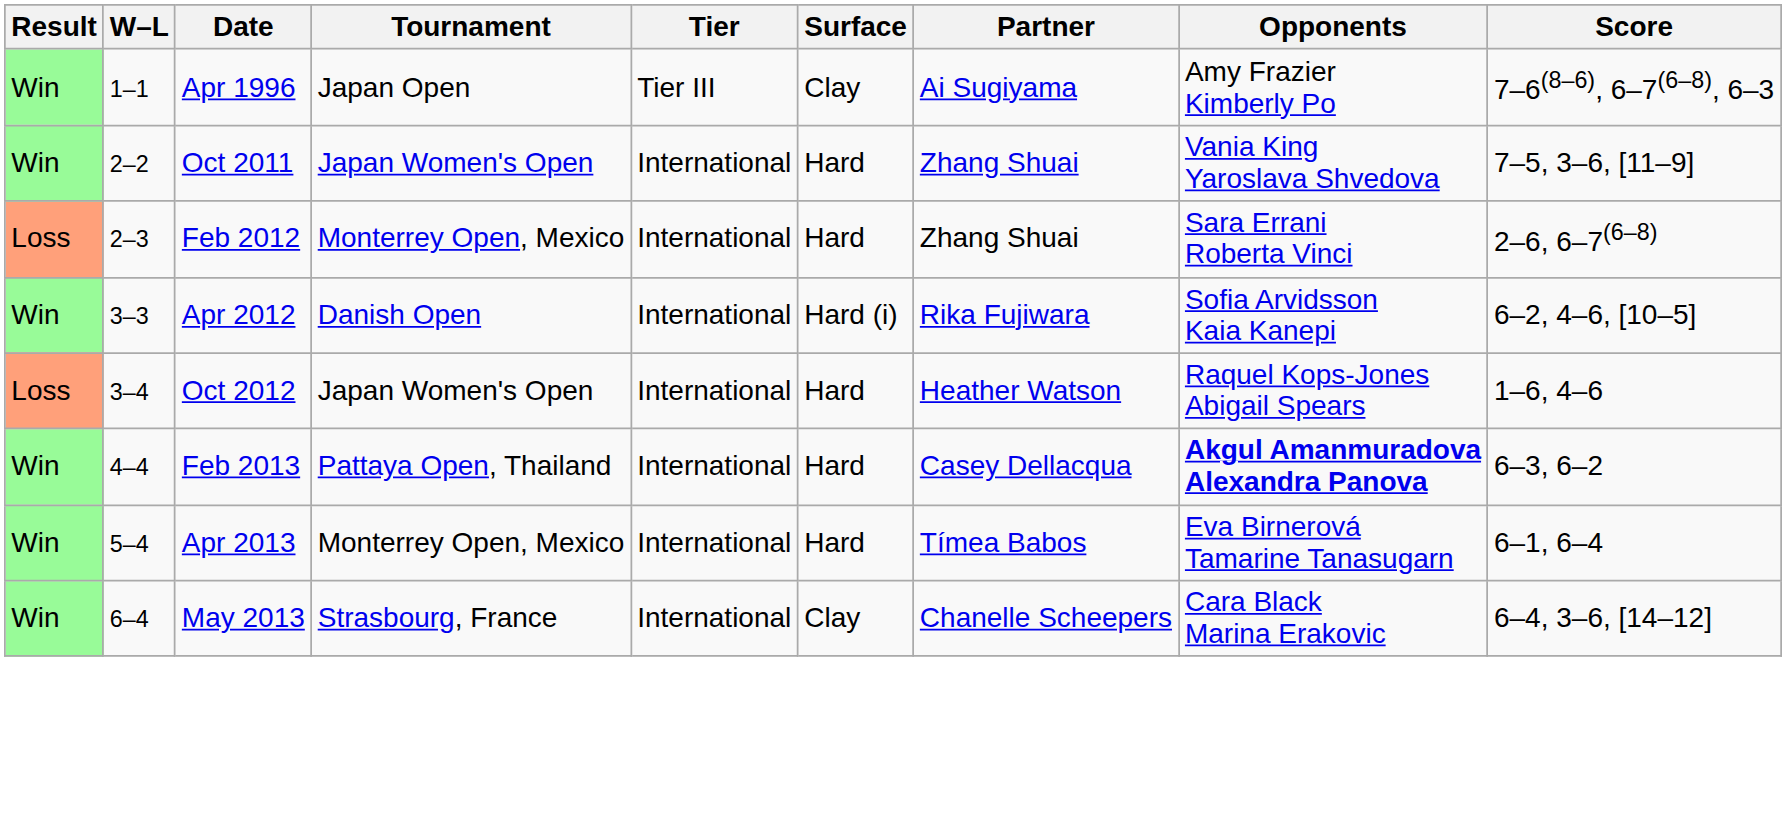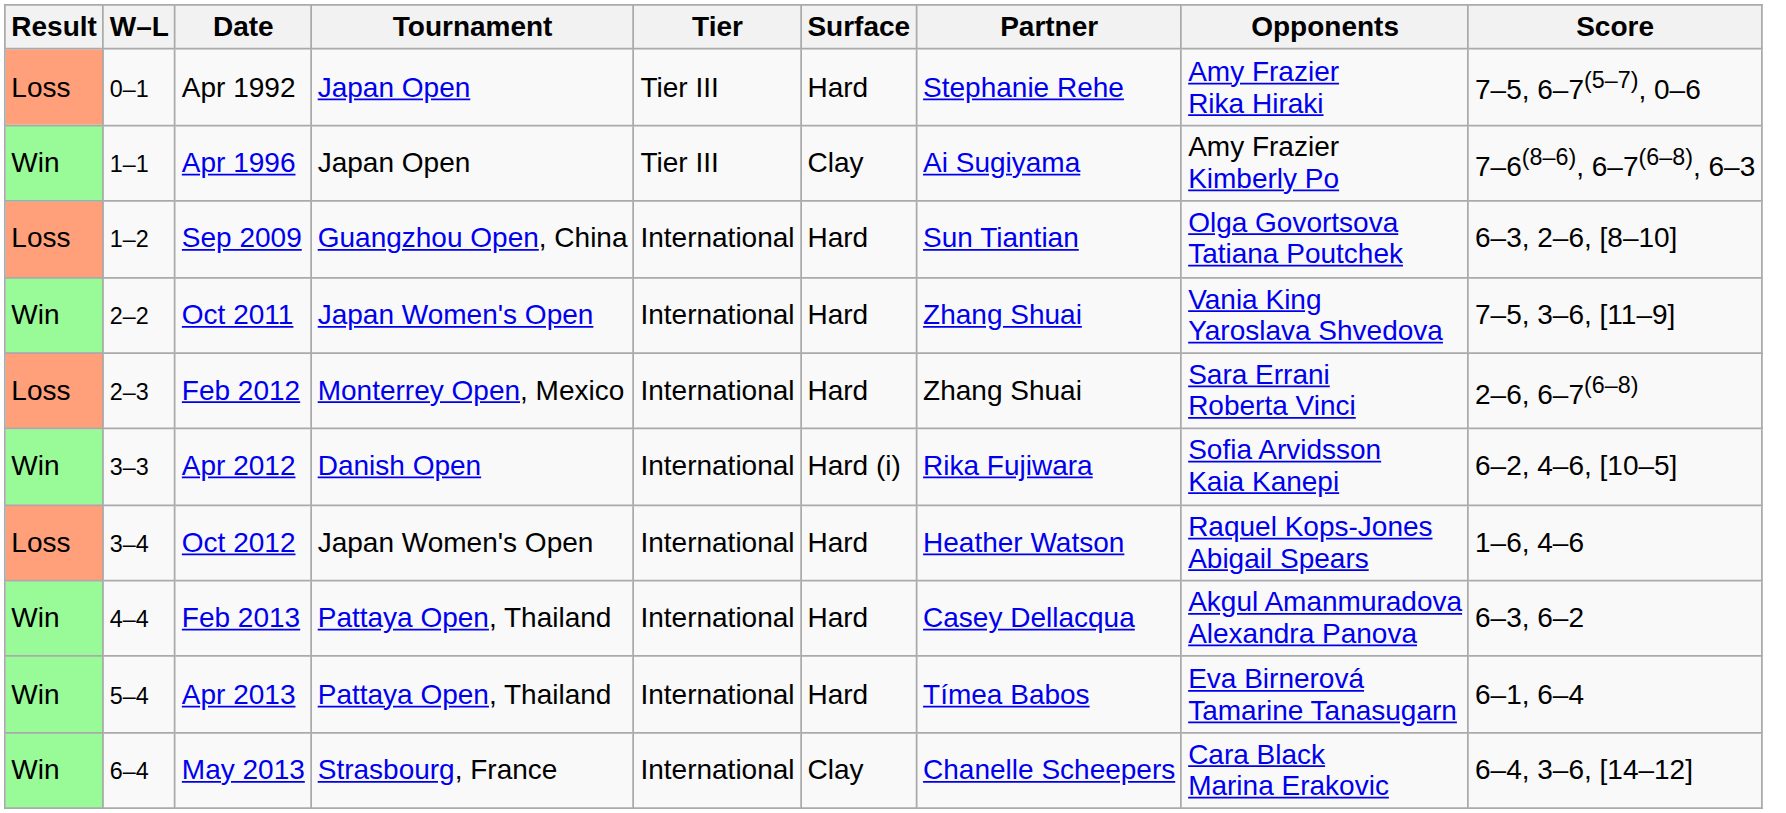+ row: (239, 86)
+ row: (242, 238)
(1333, 466) bold -> (1325, 618) normal
(471, 542) Monterrey Open, Mexico -> (465, 694) Pattaya Open, Thailand
